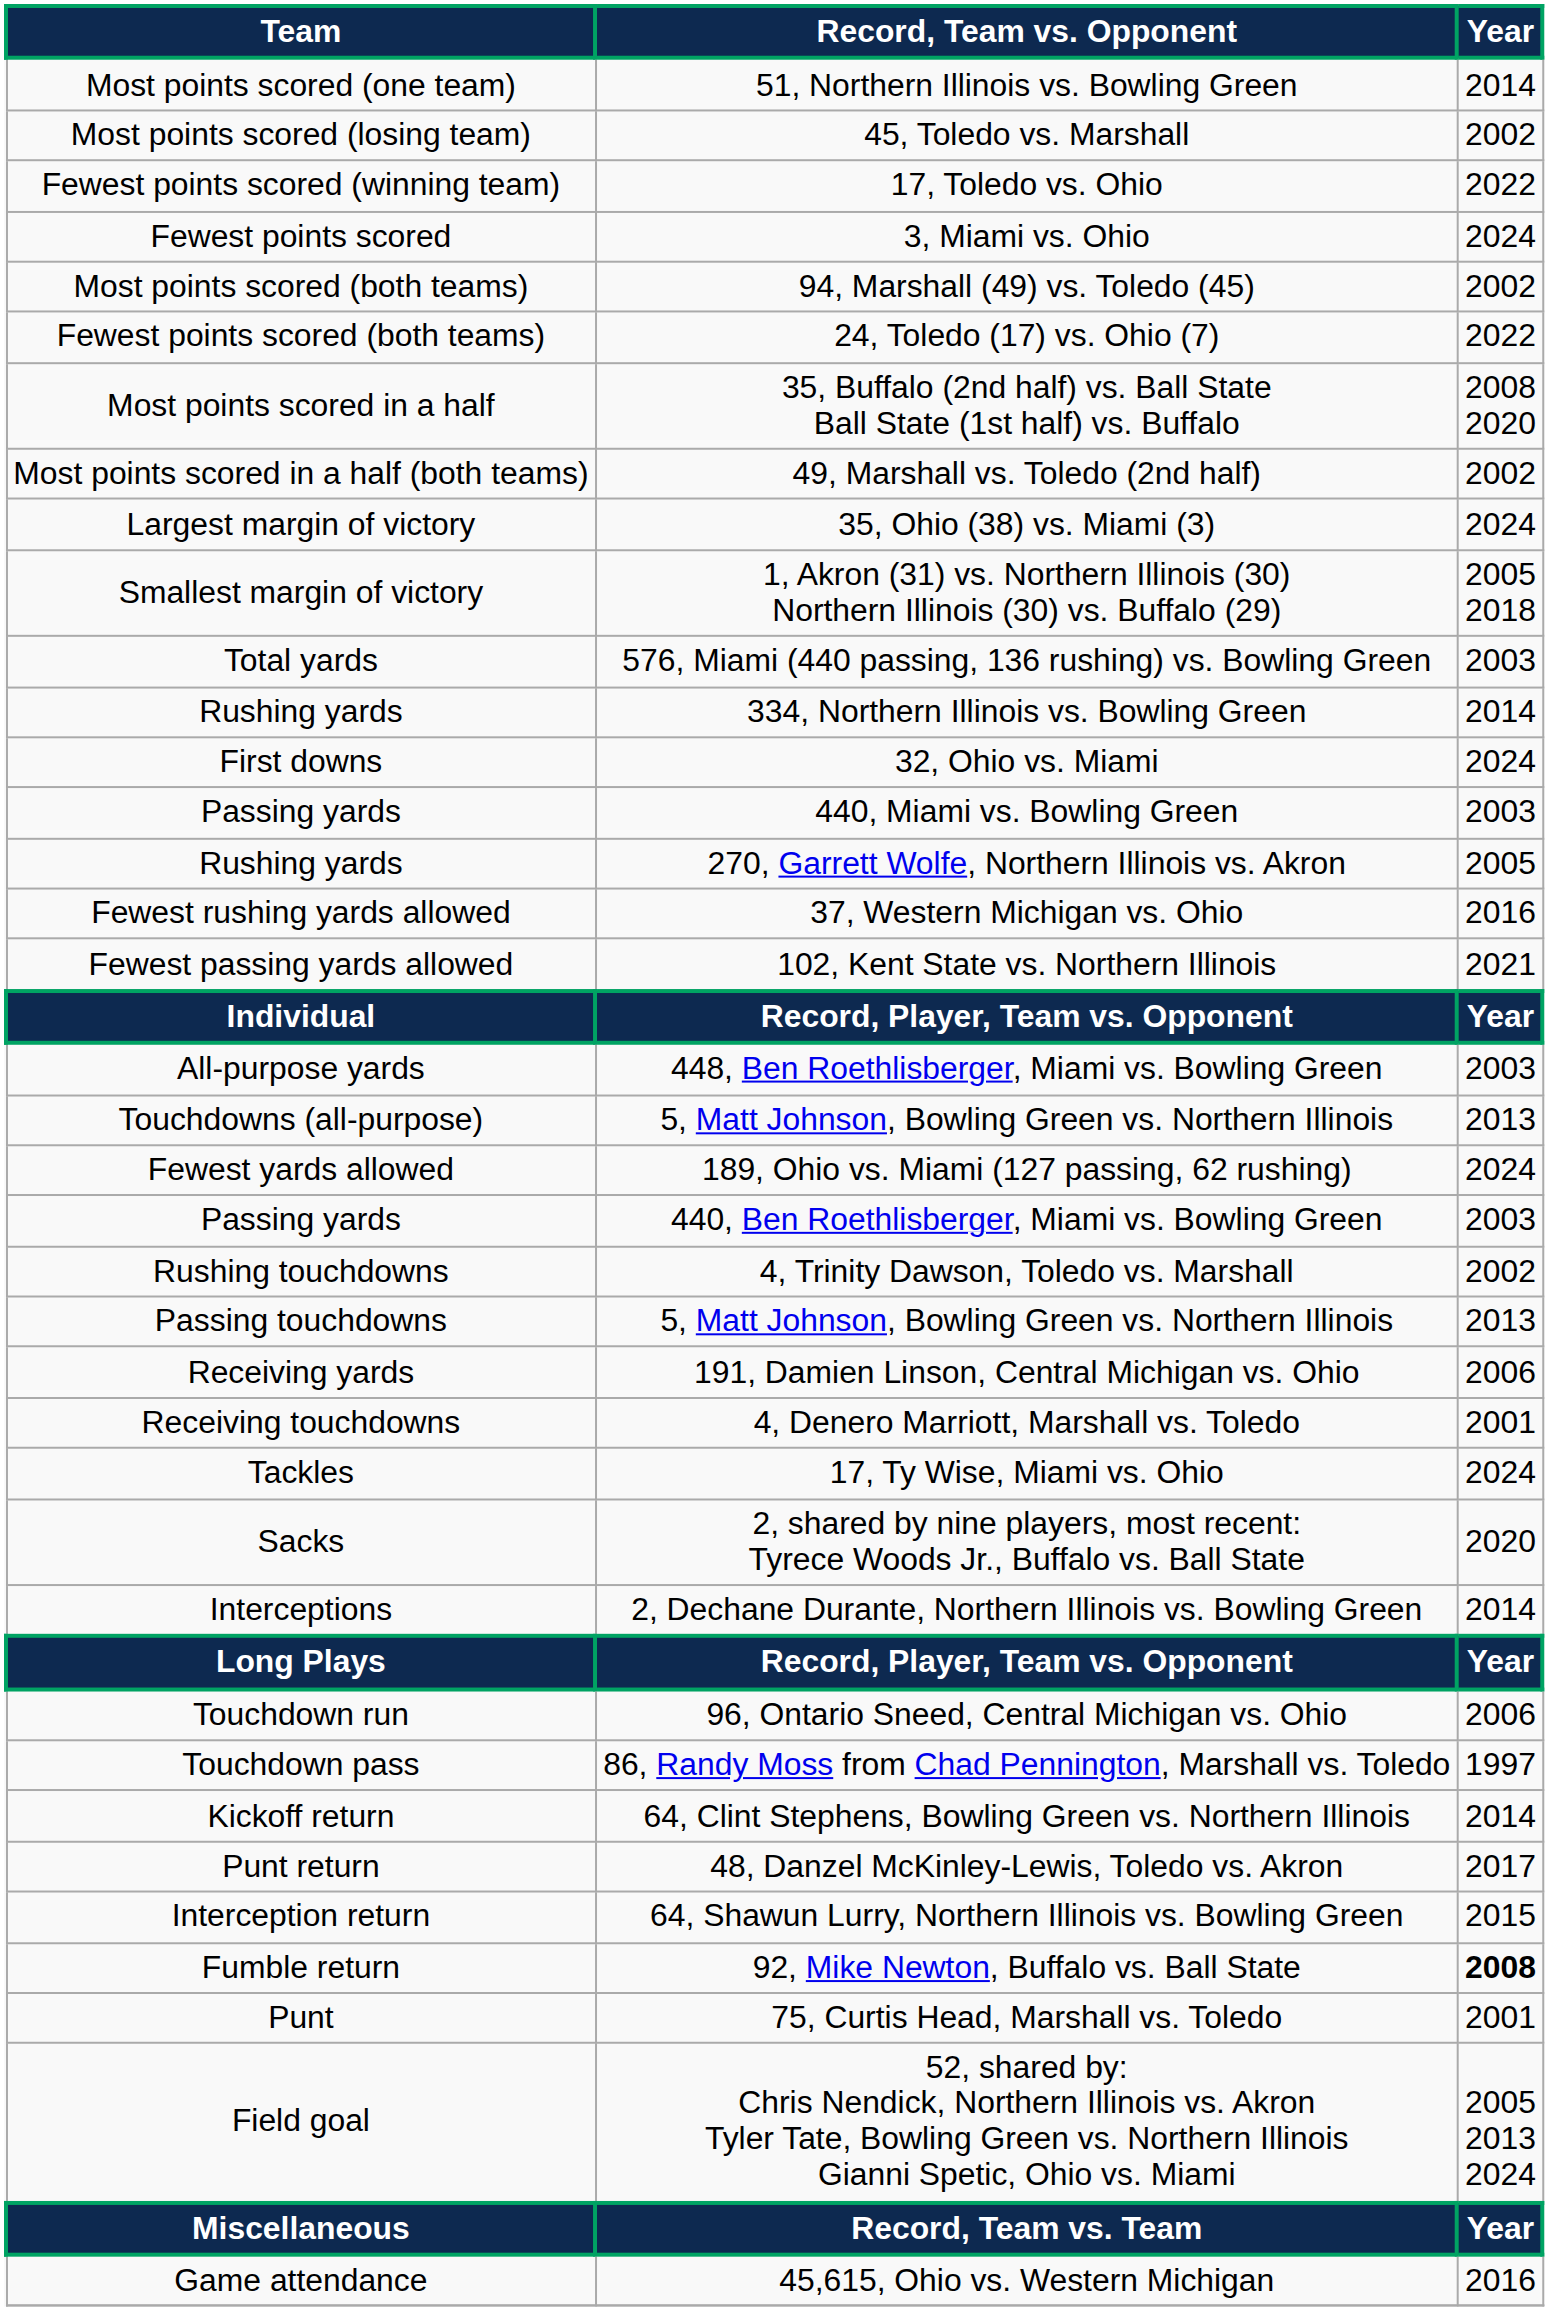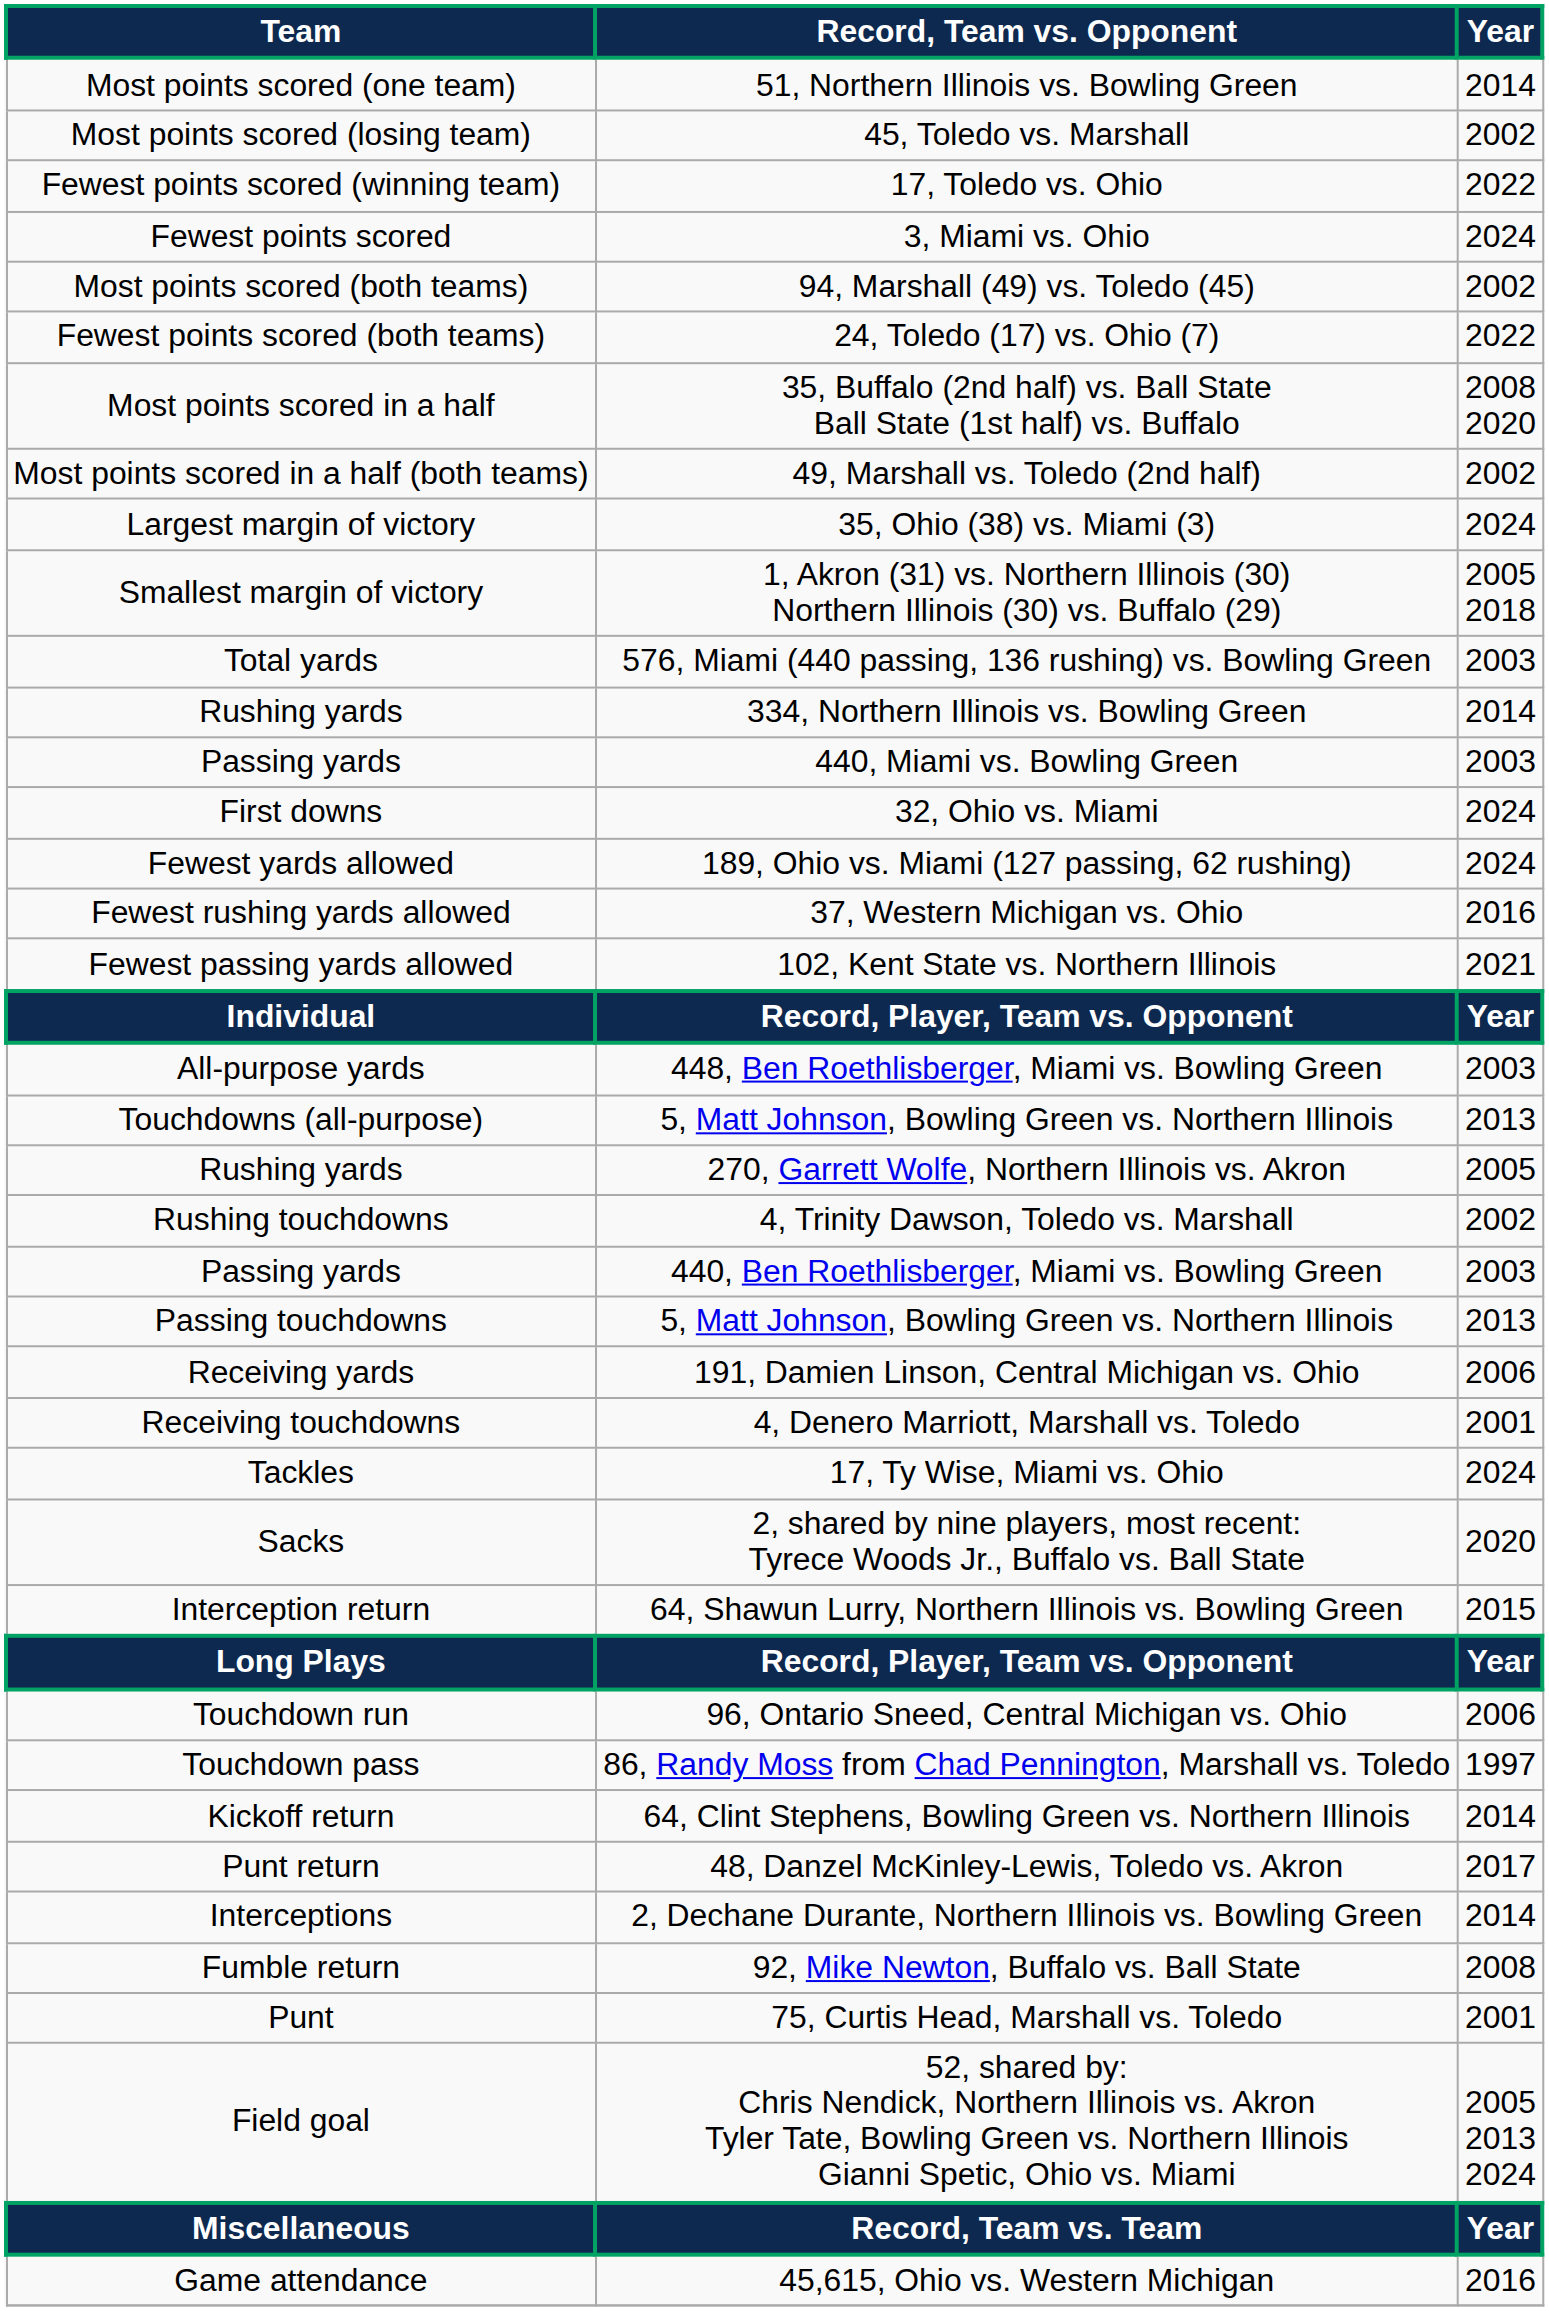rows swapped: (301, 812) <-> (301, 761)
rows swapped: (301, 1169) <-> (301, 862)
rows swapped: (301, 1270) <-> (301, 1220)
rows swapped: (301, 1609) <-> (301, 1916)
(1500, 1967) bold -> (1500, 1967) normal
